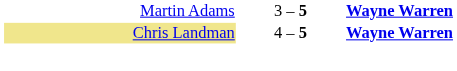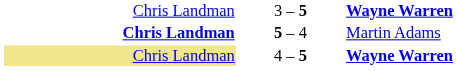(187, 10) Martin Adams -> (184, 10) Chris Landman
+ row: (290, 33)
